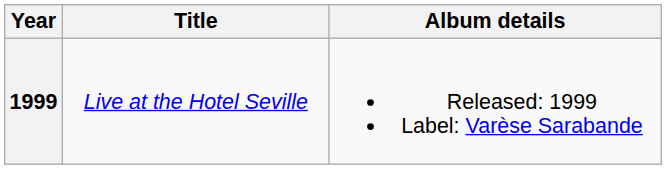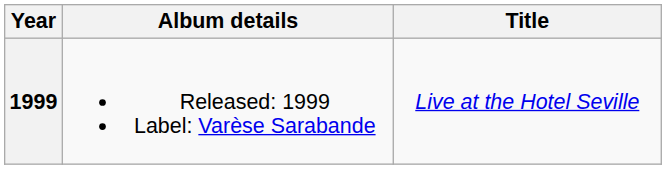columns swapped: (196, 21) <-> (495, 21)
